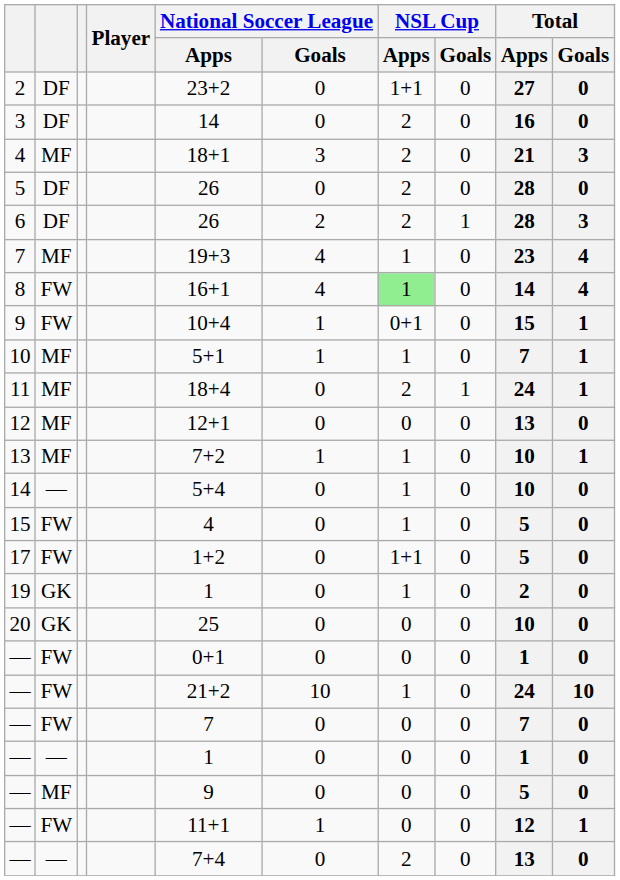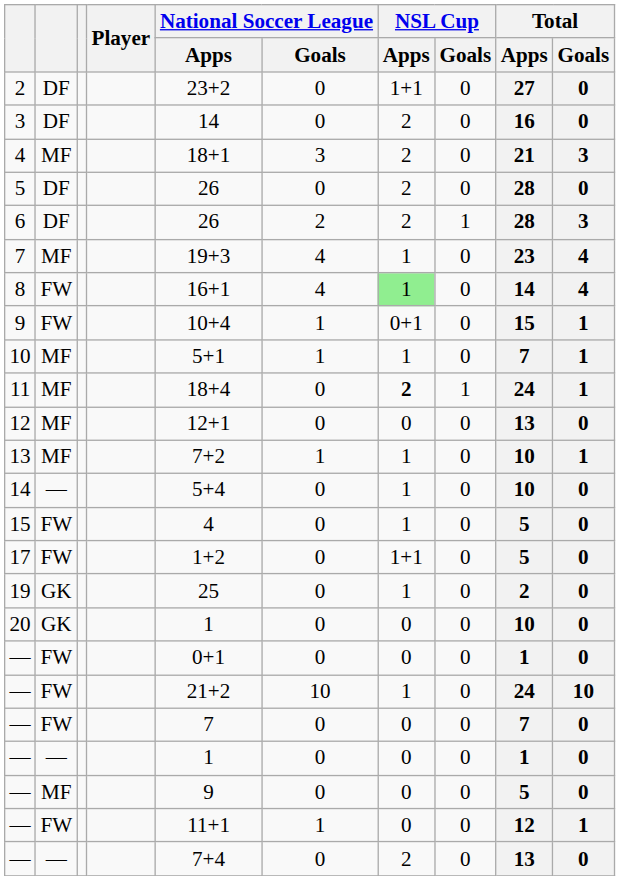(406, 389) normal -> (406, 389) bold
(209, 590) 1 -> (209, 590) 25
(209, 624) 25 -> (209, 624) 1
